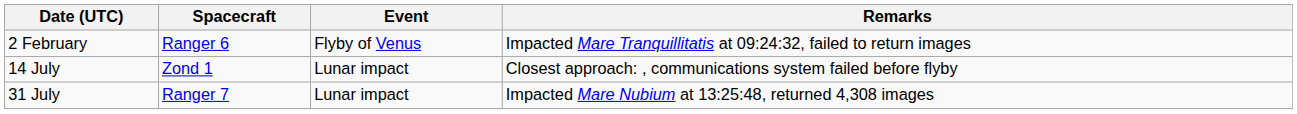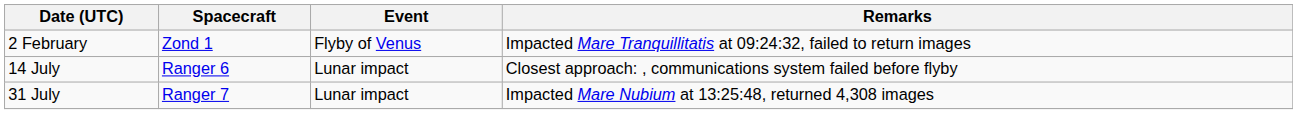(195, 43) Ranger 6 -> (187, 43) Zond 1
(187, 69) Zond 1 -> (195, 69) Ranger 6
